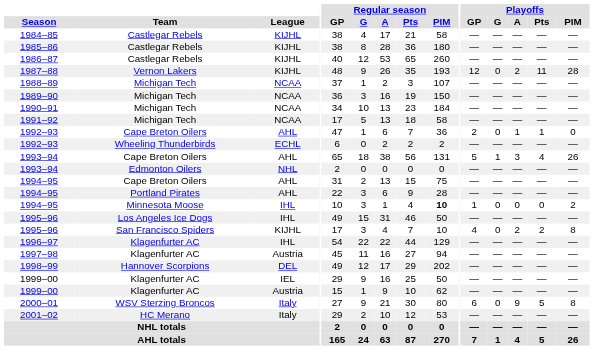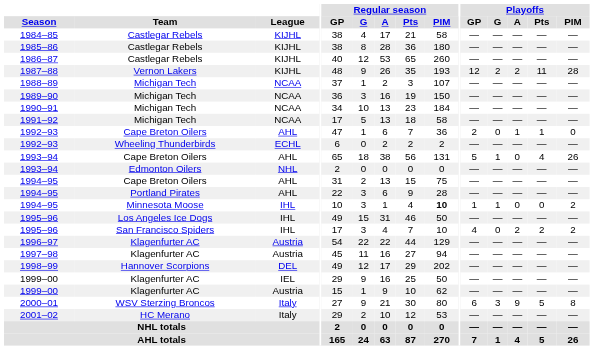(498, 71) 0 -> (498, 71) 2
(517, 156) 3 -> (517, 156) 0
(498, 205) 0 -> (498, 205) 1
(288, 229) KIJHL -> (288, 229) IHL
(573, 229) 8 -> (573, 229) 2
(288, 242) IHL -> (288, 242) Austria
(498, 303) 0 -> (498, 303) 3
